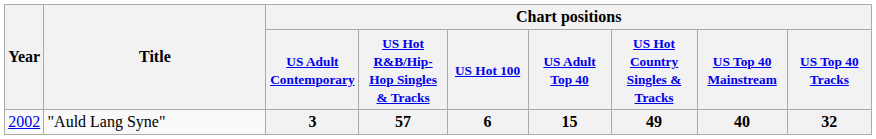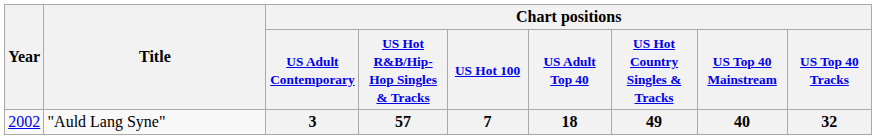(488, 121) 6 -> (488, 121) 7
(570, 121) 15 -> (570, 121) 18
